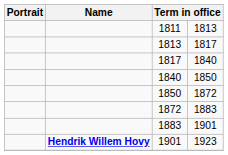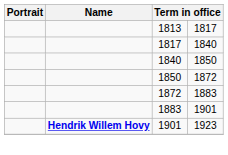- row: (170, 28)
